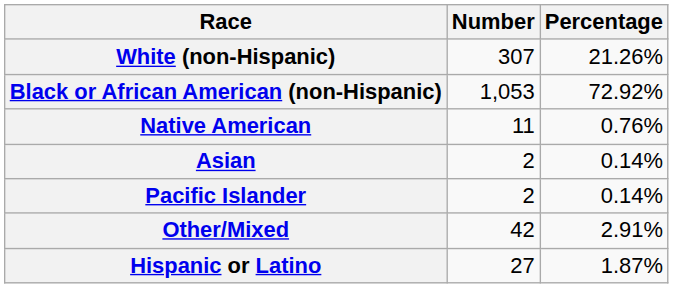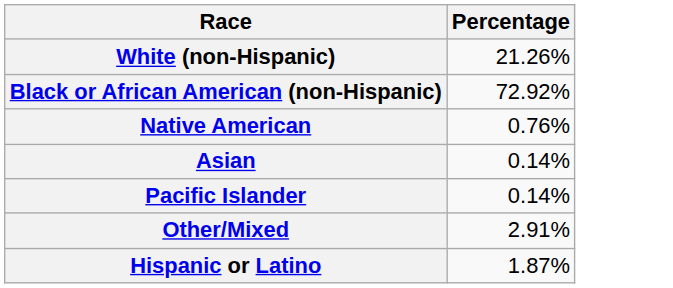- column: (493, 21)
